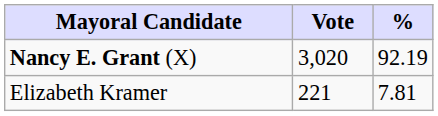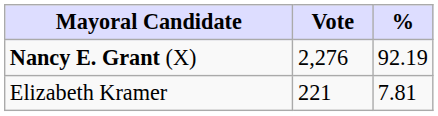(323, 57) 3,020 -> (323, 57) 2,276
